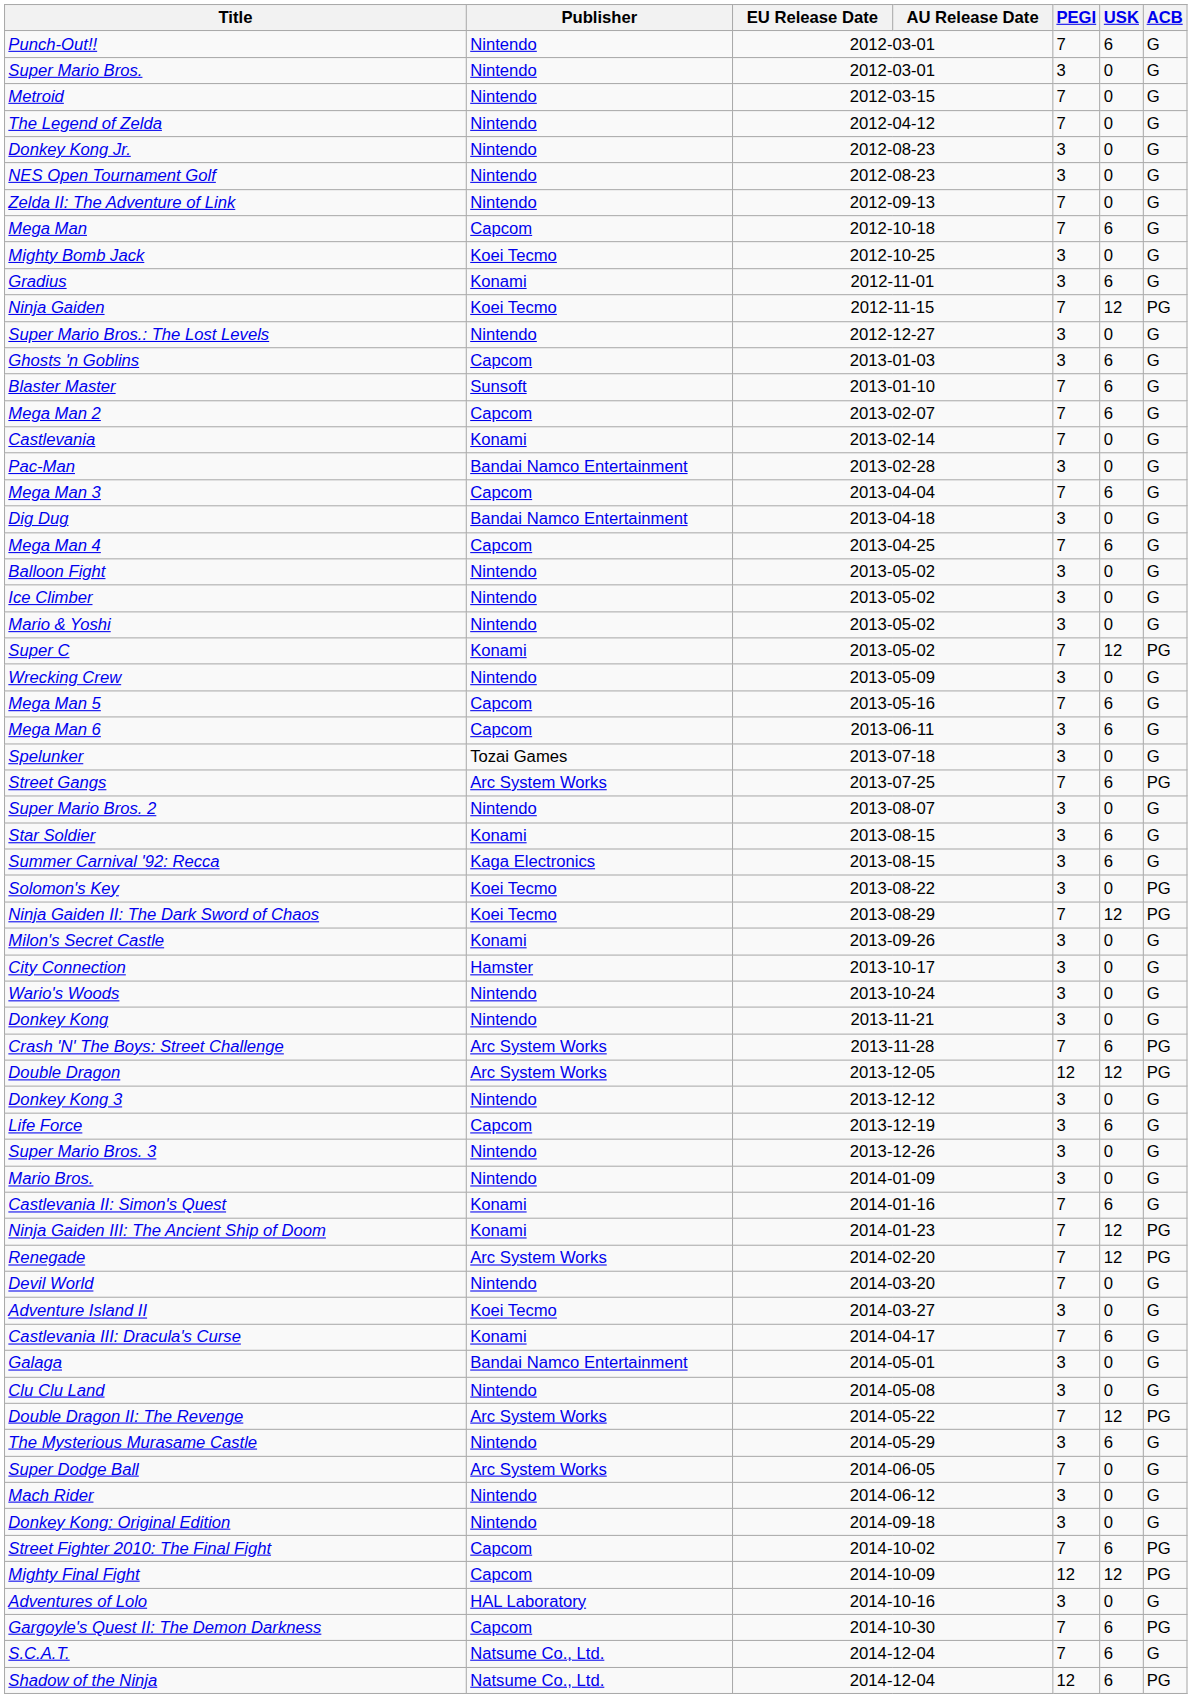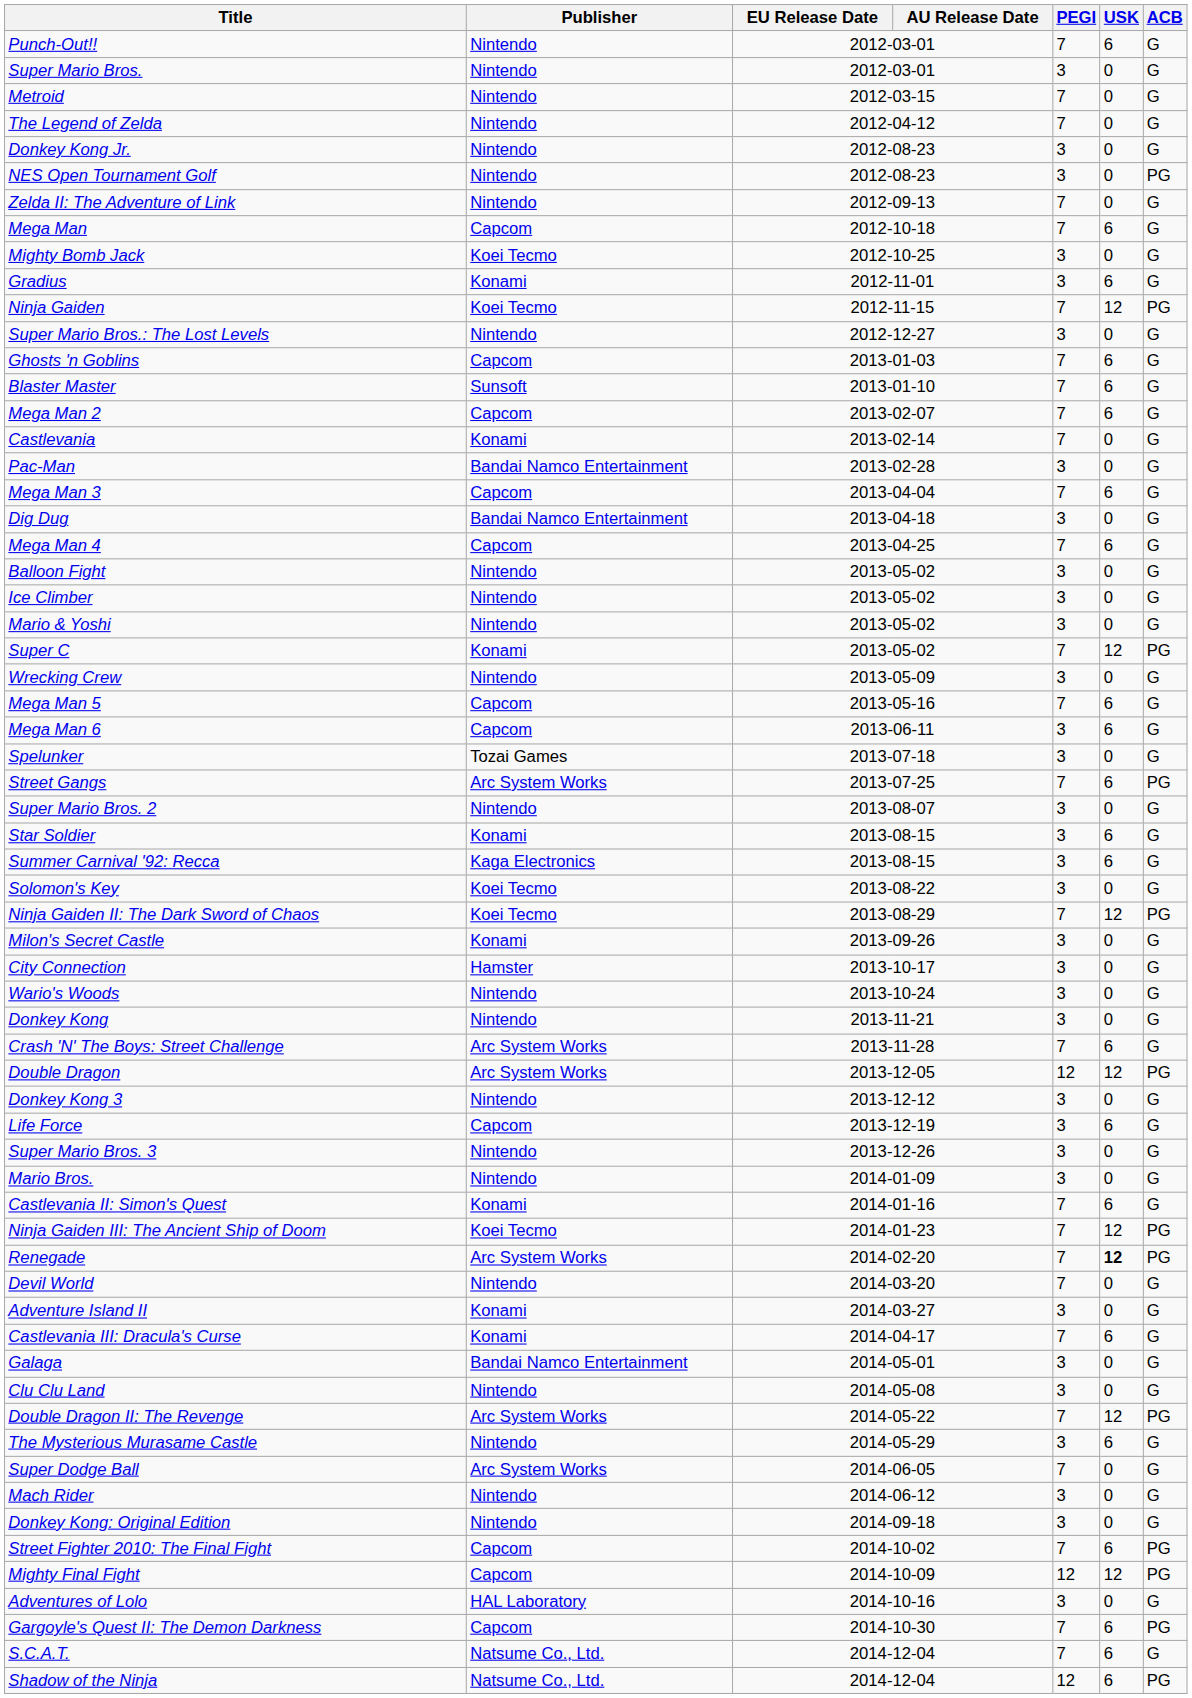(1153, 176) G -> (1159, 176) PG
(1061, 360) 3 -> (1061, 360) 7
(1159, 888) PG -> (1153, 888) G
(1159, 1046) PG -> (1153, 1046) G
(498, 1231) Konami -> (514, 1231) Koei Tecmo
(1113, 1258) normal -> (1113, 1258) bold
(514, 1310) Koei Tecmo -> (498, 1310) Konami
